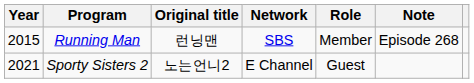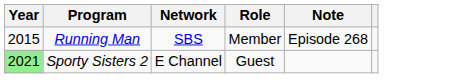- column: (197, 15)
(24, 65) no background -> (24, 61) lightgreen background
